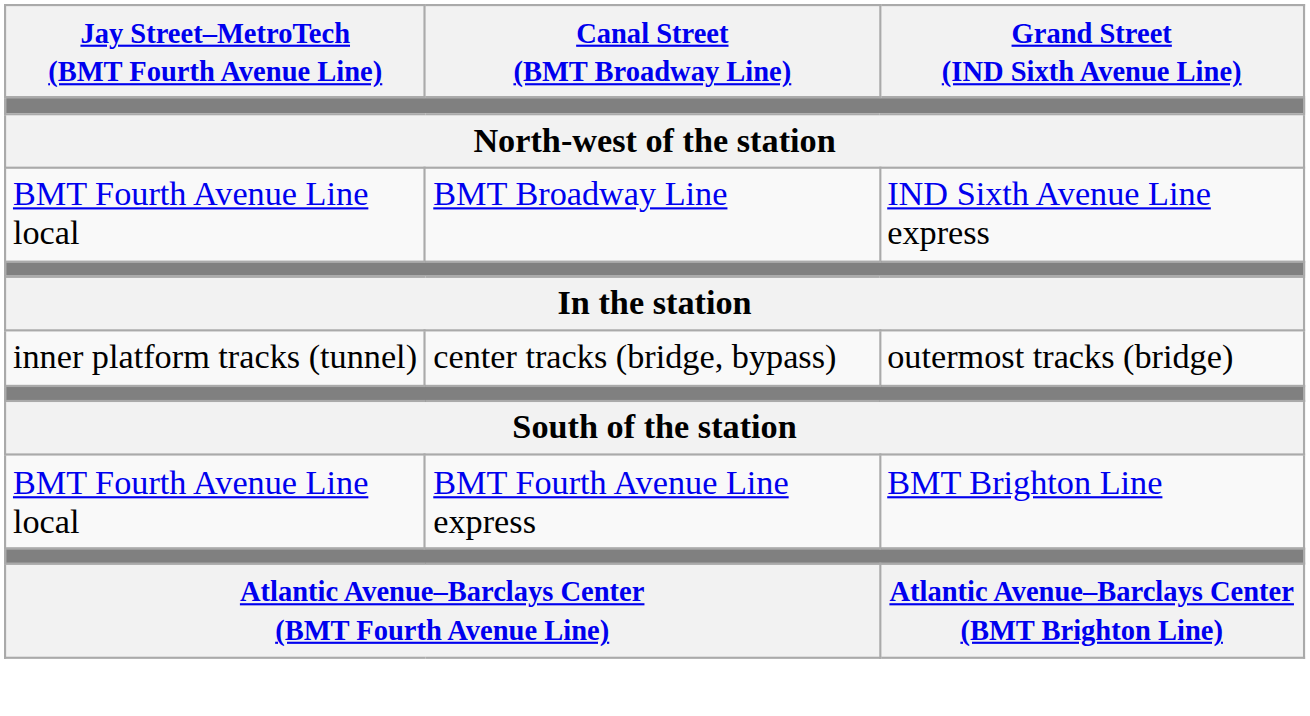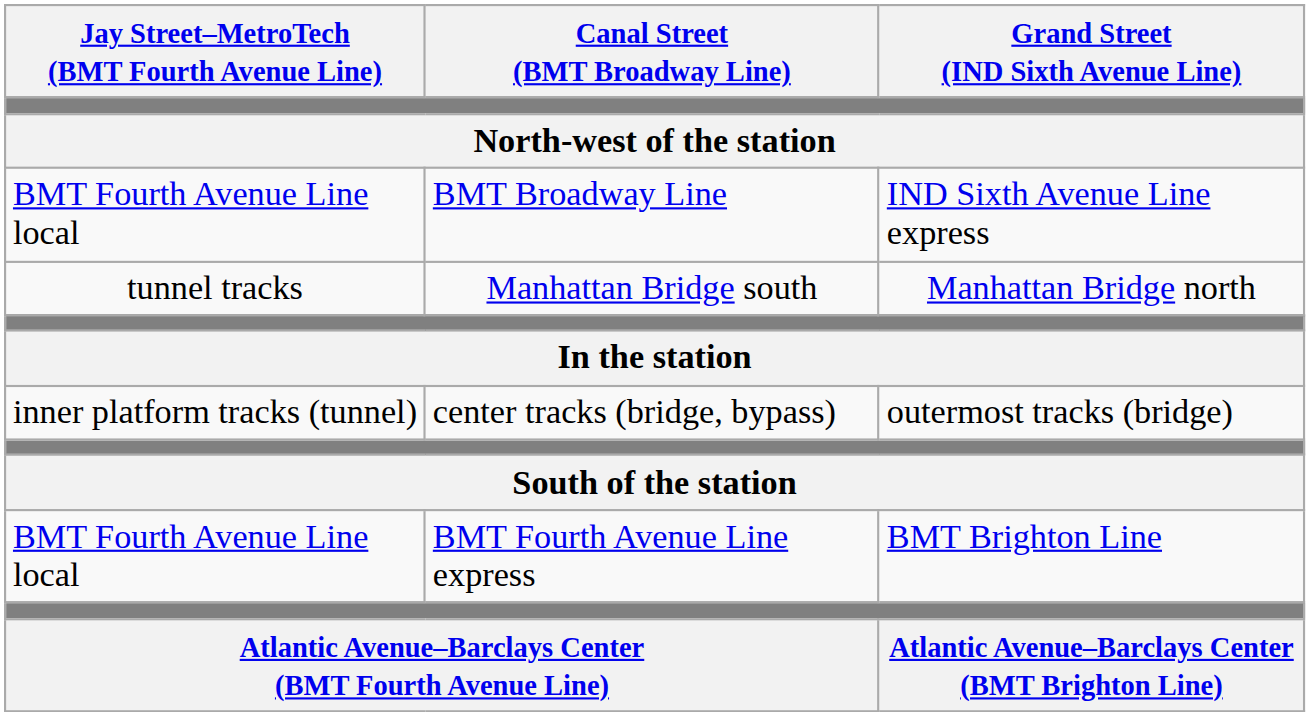+ row: (652, 287)
